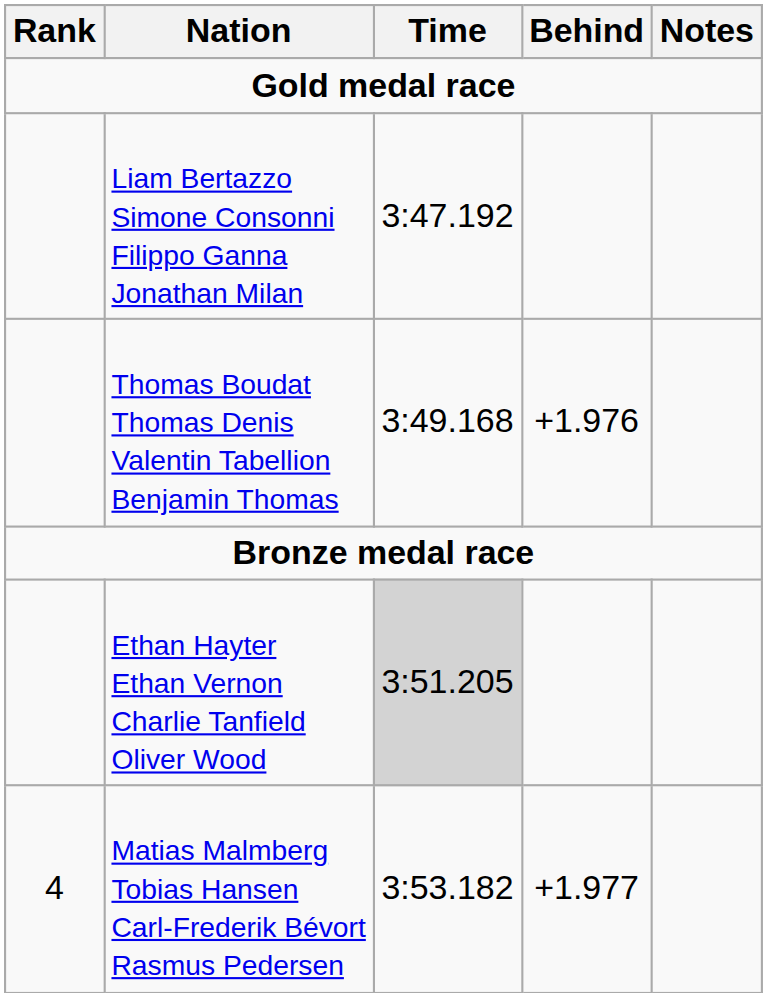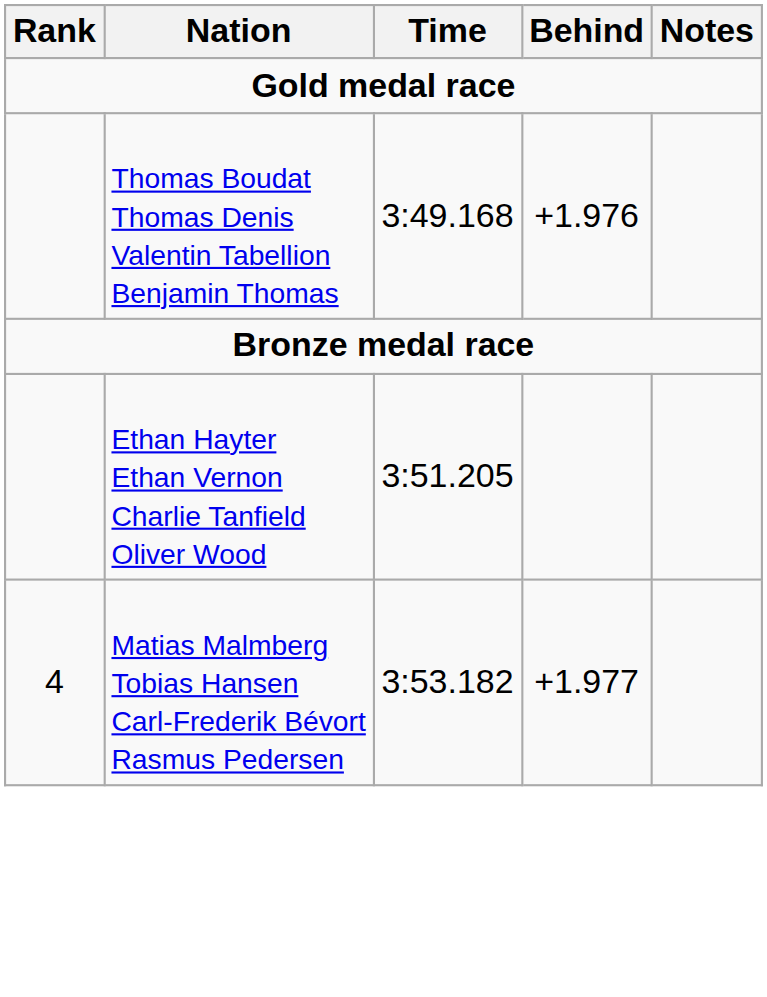- row: (223, 236)
(447, 681) lightgrey background -> (447, 475) no background
